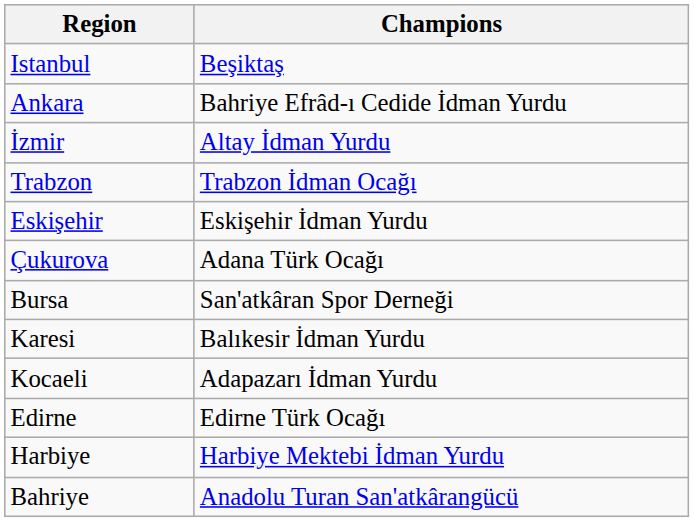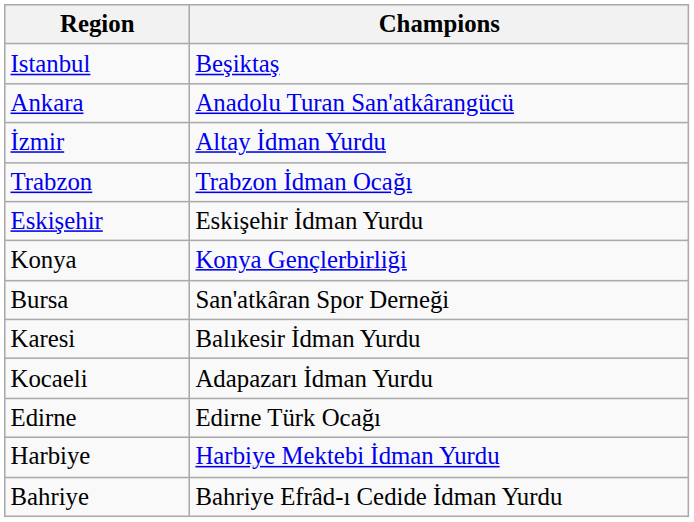(383, 102) Bahriye Efrâd-ı Cedide İdman Yurdu -> (355, 102) Anadolu Turan San'atkârangücü
+ row: (44, 260)
- row: (59, 260)
(359, 496) Anadolu Turan San'atkârangücü -> (379, 496) Bahriye Efrâd-ı Cedide İdman Yurdu
